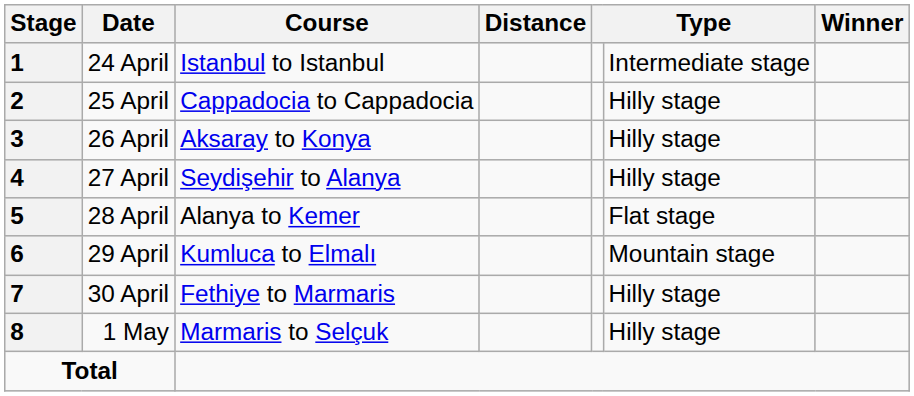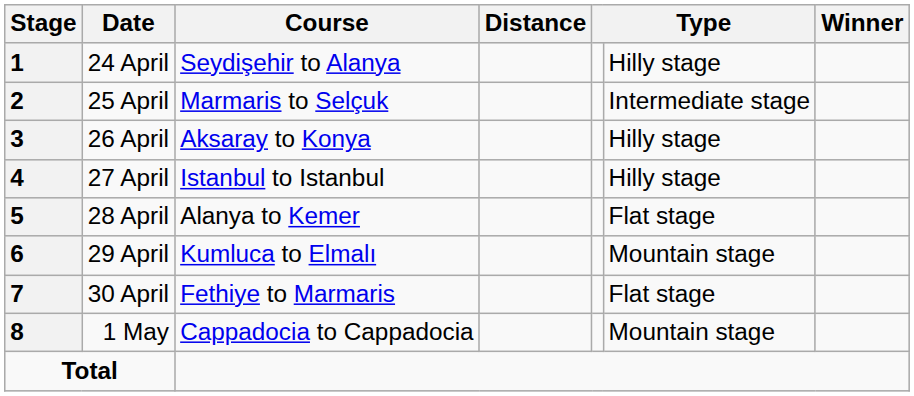(282, 62) Istanbul to Istanbul -> (290, 62) Seydişehir to Alanya
(709, 62) Intermediate stage -> (665, 62) Hilly stage
(327, 100) Cappadocia to Cappadocia -> (284, 100) Marmaris to Selçuk
(665, 100) Hilly stage -> (709, 100) Intermediate stage
(290, 178) Seydişehir to Alanya -> (282, 178) Istanbul to Istanbul
(665, 293) Hilly stage -> (662, 293) Flat stage
(284, 332) Marmaris to Selçuk -> (327, 332) Cappadocia to Cappadocia
(665, 332) Hilly stage -> (692, 332) Mountain stage
